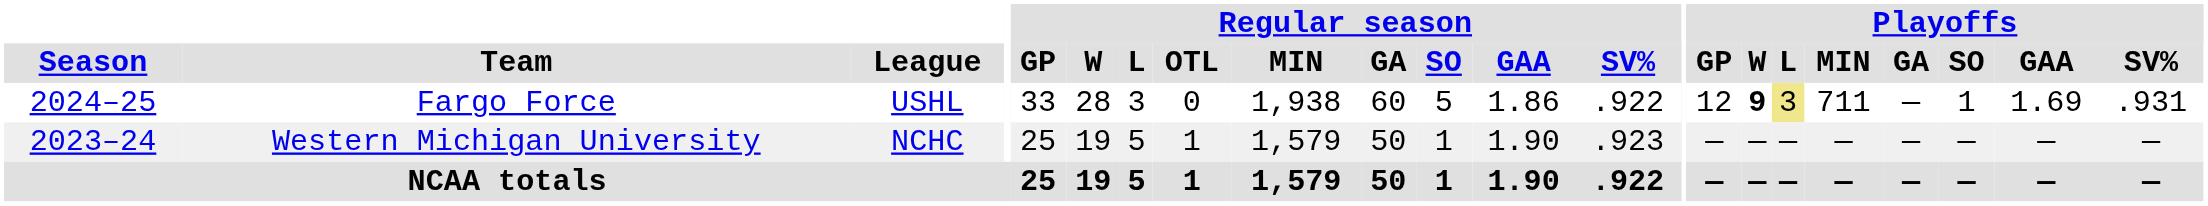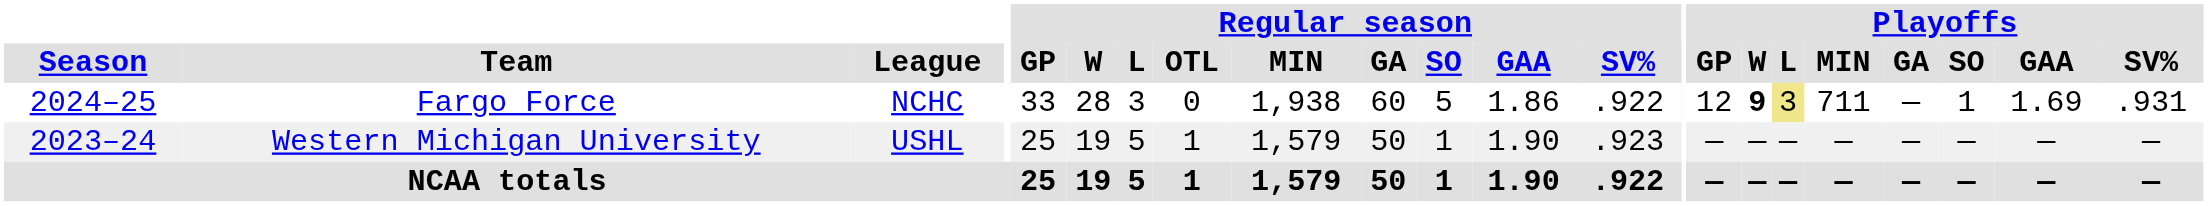(927, 103) USHL -> (927, 103) NCHC
(927, 142) NCHC -> (927, 142) USHL
